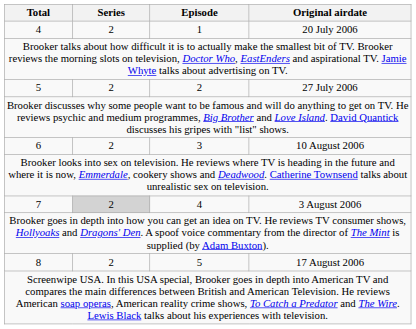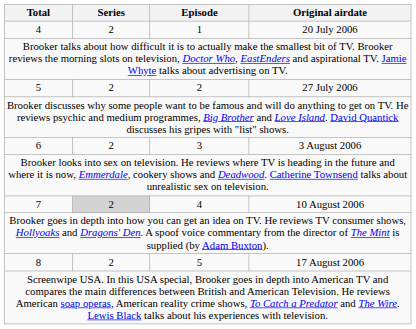(330, 146) 10 August 2006 -> (330, 146) 3 August 2006
(330, 204) 3 August 2006 -> (330, 204) 10 August 2006
